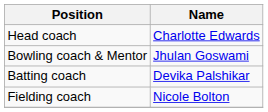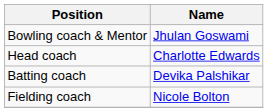rows swapped: (42, 35) <-> (77, 55)
